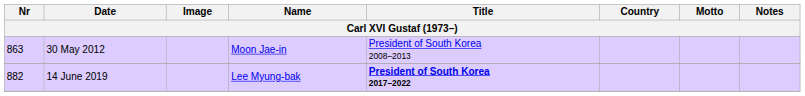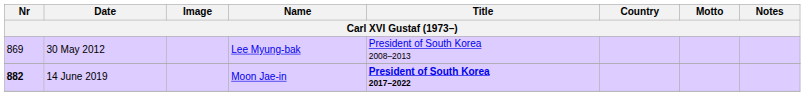(15, 50) 863 -> (15, 50) 869
(259, 50) Moon Jae-in -> (266, 50) Lee Myung-bak
(15, 77) normal -> (15, 77) bold
(266, 77) Lee Myung-bak -> (259, 77) Moon Jae-in
